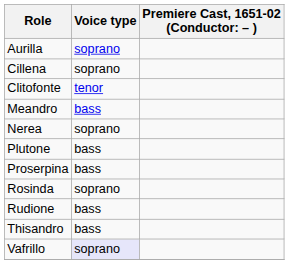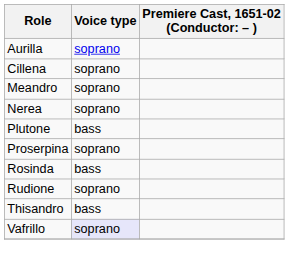- row: (34, 88)
(88, 108) bass -> (97, 88) soprano
(88, 169) bass -> (97, 149) soprano
(97, 189) soprano -> (88, 169) bass
(88, 209) bass -> (97, 189) soprano
